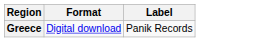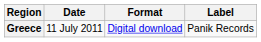+ column: (74, 12)
